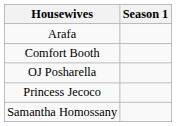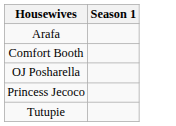- row: (62, 111)
+ row: (46, 111)
